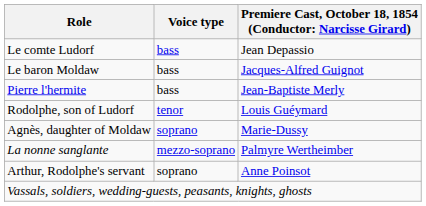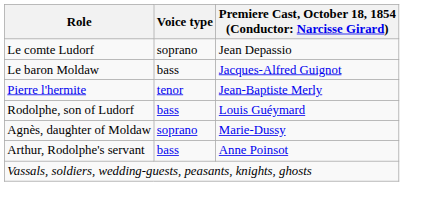(168, 49) bass -> (177, 49) soprano
(168, 89) bass -> (170, 89) tenor
(170, 110) tenor -> (168, 110) bass
- row: (58, 150)
(177, 171) soprano -> (168, 150) bass
